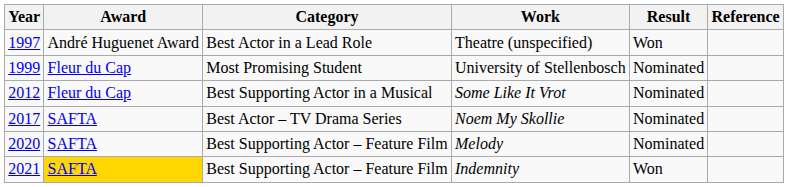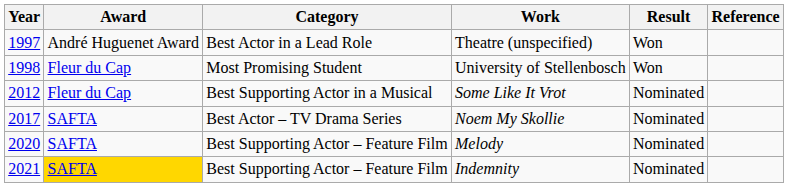(24, 67) 1999 -> (24, 67) 1998
(669, 67) Nominated -> (648, 67) Won
(648, 169) Won -> (669, 169) Nominated
